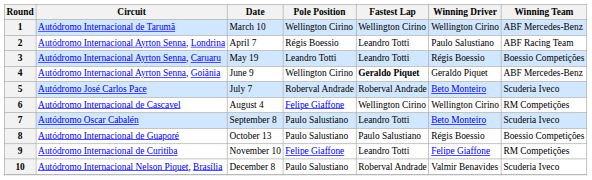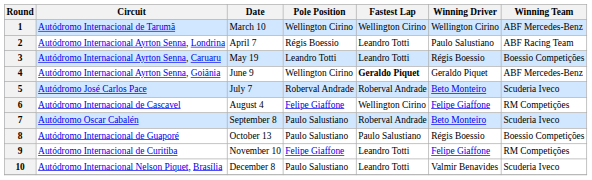(465, 104) Wellington Cirino -> (461, 104) Felipe Giaffone
(384, 120) Leandro Totti -> (392, 120) Roberval Andrade
(392, 166) Roberval Andrade -> (384, 166) Leandro Totti
